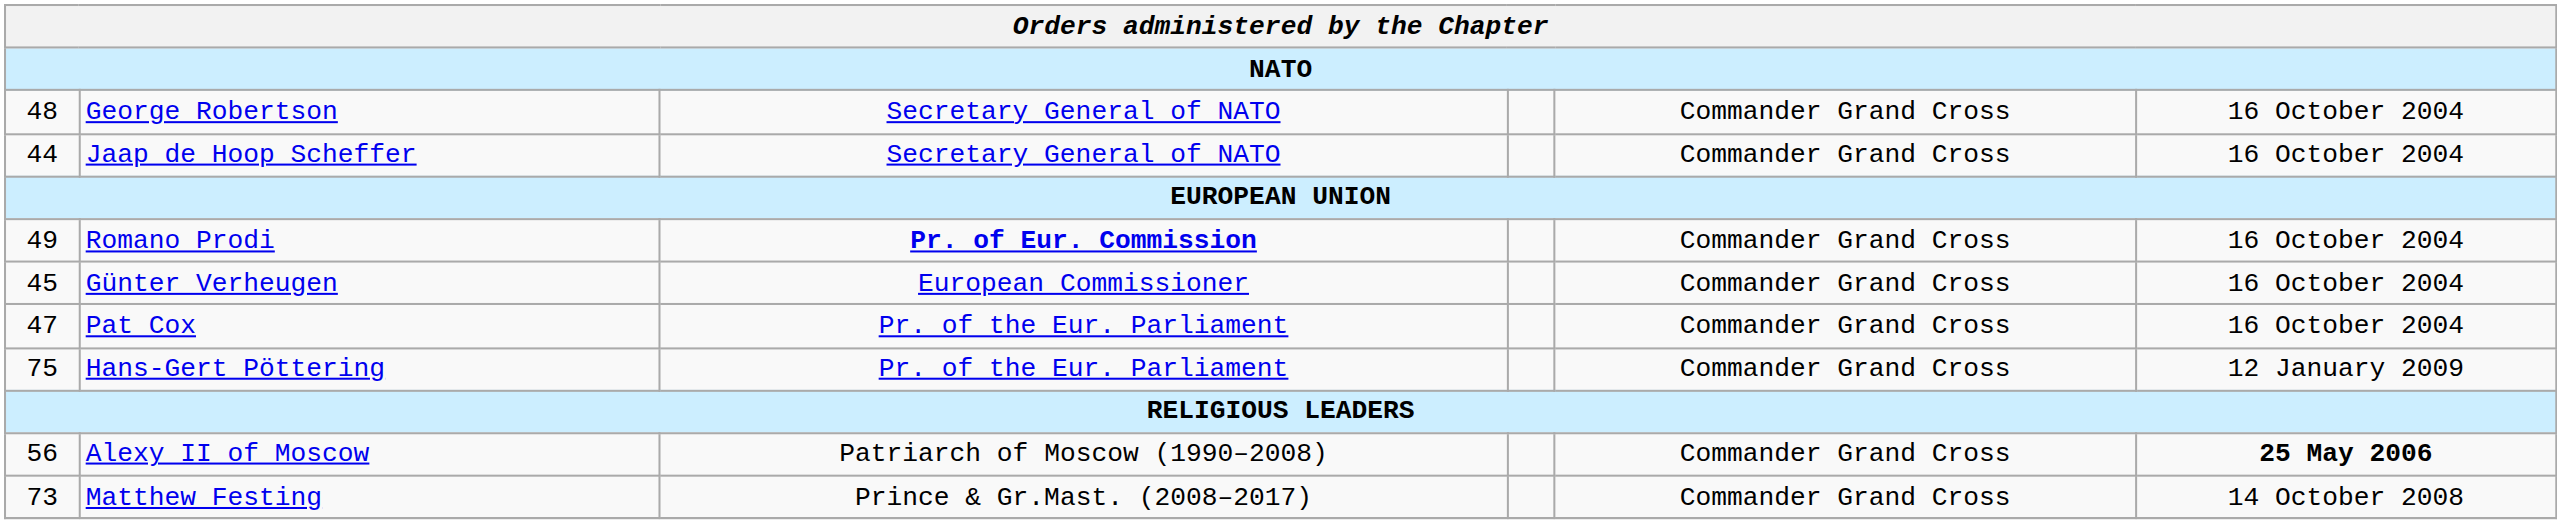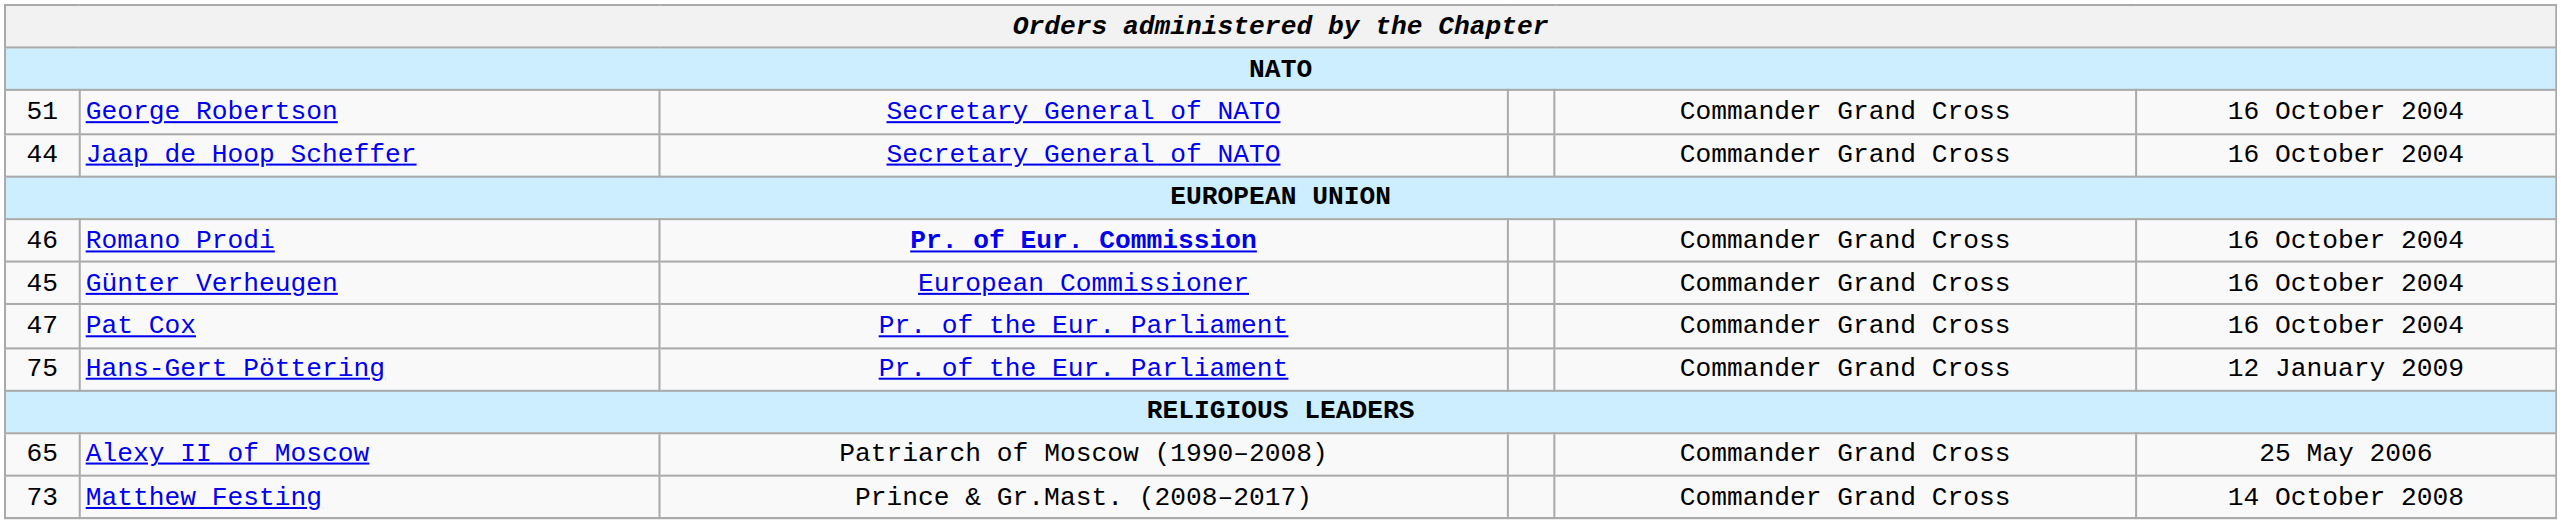(42, 112) 48 -> (42, 112) 51
(42, 240) 49 -> (42, 240) 46
(42, 454) 56 -> (42, 454) 65
(2346, 454) bold -> (2346, 454) normal
